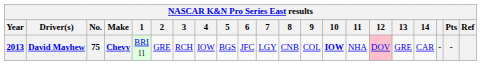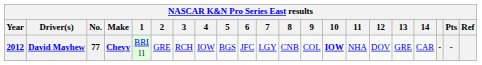(15, 47) 2013 -> (15, 47) 2012
(96, 47) 75 -> (96, 47) 77
(381, 47) pink background -> (381, 47) no background
